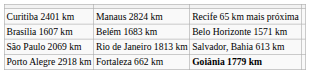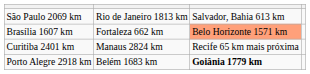rows swapped: (44, 46) <-> (40, 16)
(127, 31) Belém 1683 km -> (130, 31) Fortaleza 662 km
(240, 31) no background -> (240, 31) lightsalmon background
(130, 62) Fortaleza 662 km -> (127, 62) Belém 1683 km
